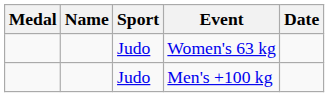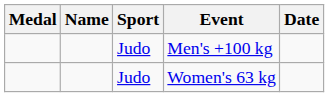rows swapped: (222, 48) <-> (220, 77)
